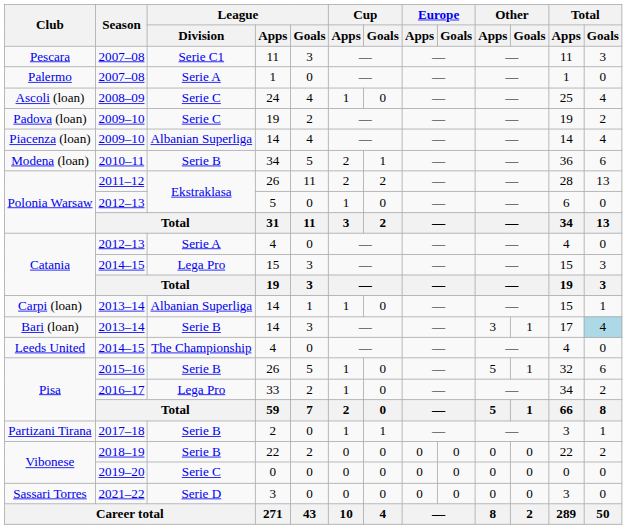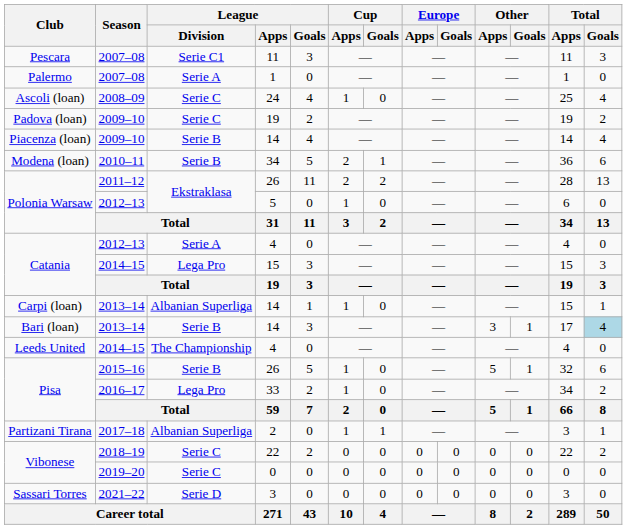(201, 139) Albanian Superliga -> (201, 139) Serie B
(201, 431) Serie B -> (201, 431) Albanian Superliga
(201, 451) Serie B -> (201, 451) Serie C
